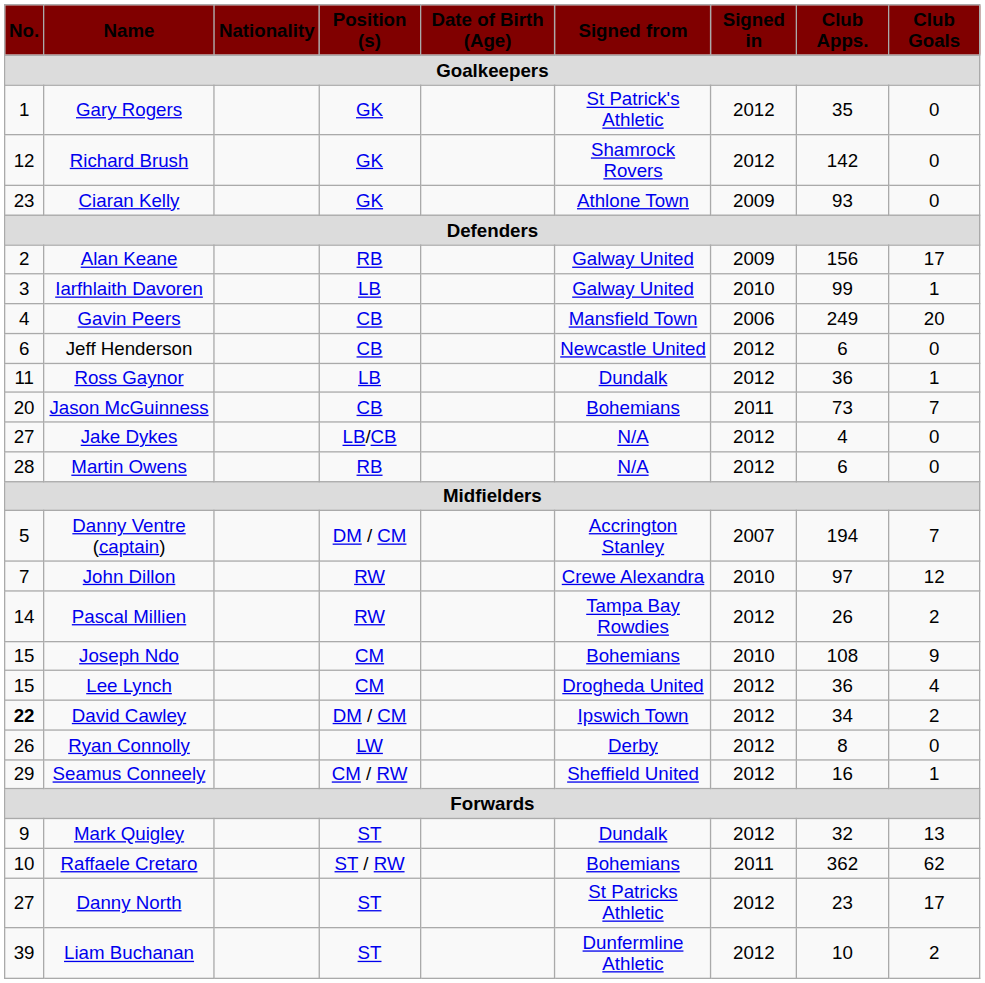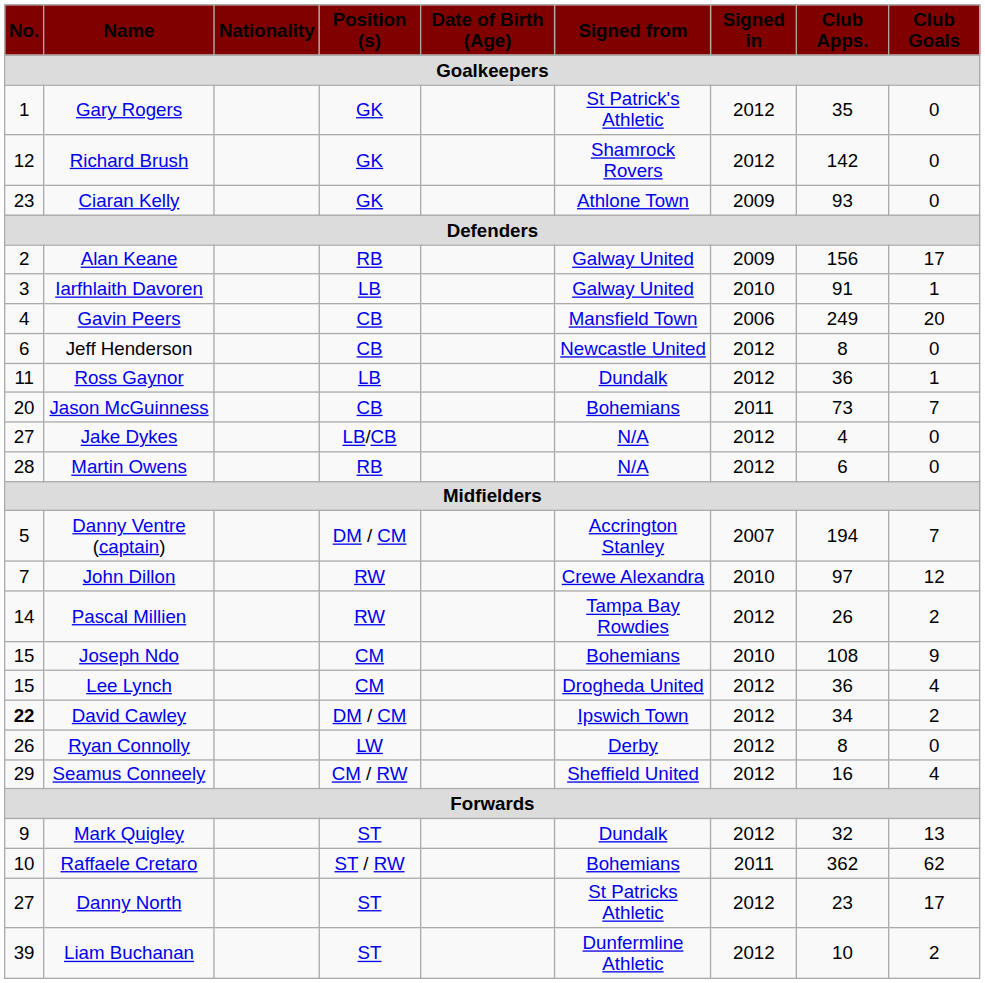(842, 289) 99 -> (842, 289) 91
(842, 348) 6 -> (842, 348) 8
(934, 774) 1 -> (934, 774) 4
